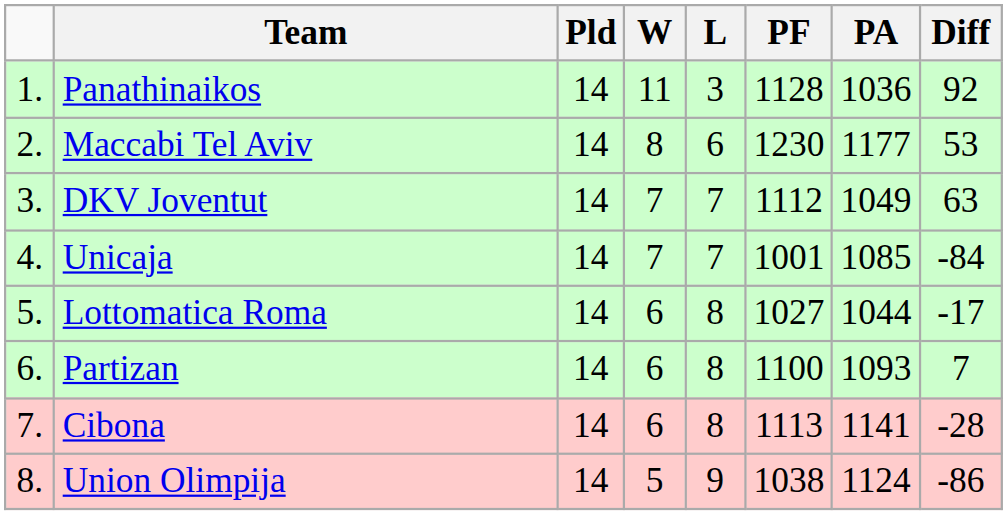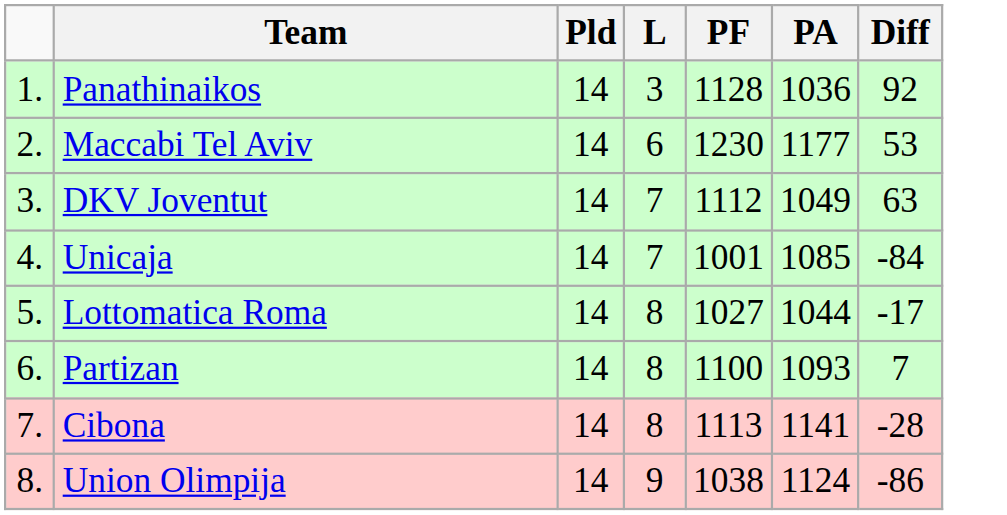- column: (655, 32)
